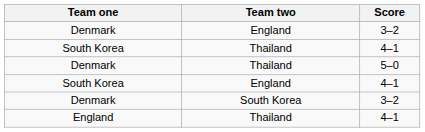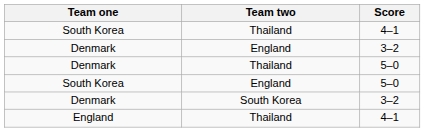rows swapped: (93, 30) <-> (93, 48)
(390, 83) 4–1 -> (390, 83) 5–0
